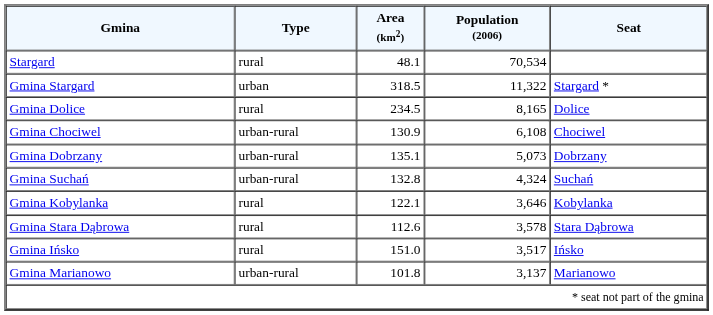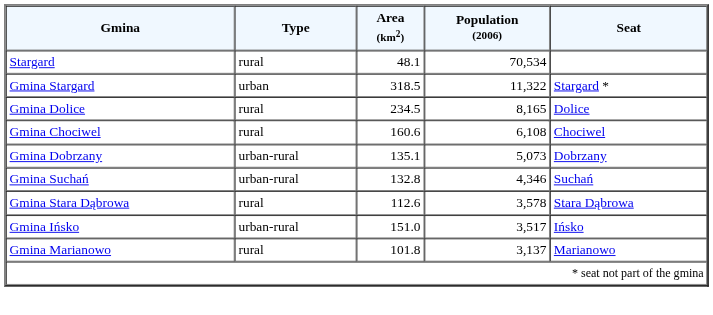(269, 132) urban-rural -> (251, 132) rural
(405, 132) 130.9 -> (405, 132) 160.6
(531, 179) 4,324 -> (531, 179) 4,346
- row: (59, 202)
(251, 249) rural -> (269, 226) urban-rural
(269, 273) urban-rural -> (251, 249) rural
